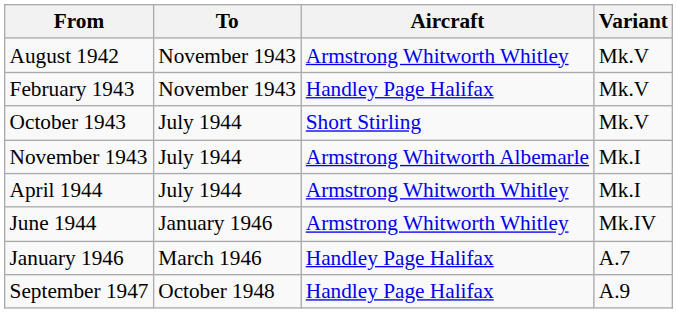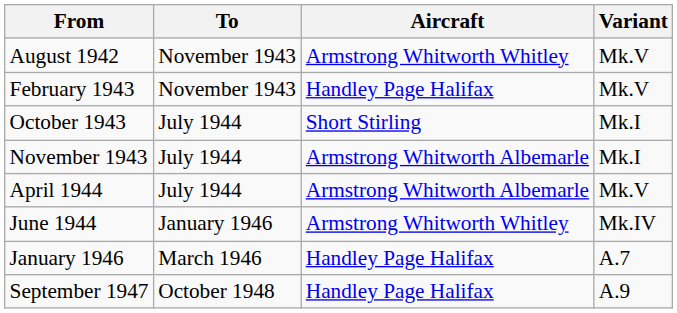(624, 122) Mk.V -> (620, 122) Mk.I
(437, 190) Armstrong Whitworth Whitley -> (447, 190) Armstrong Whitworth Albemarle
(620, 190) Mk.I -> (624, 190) Mk.V
